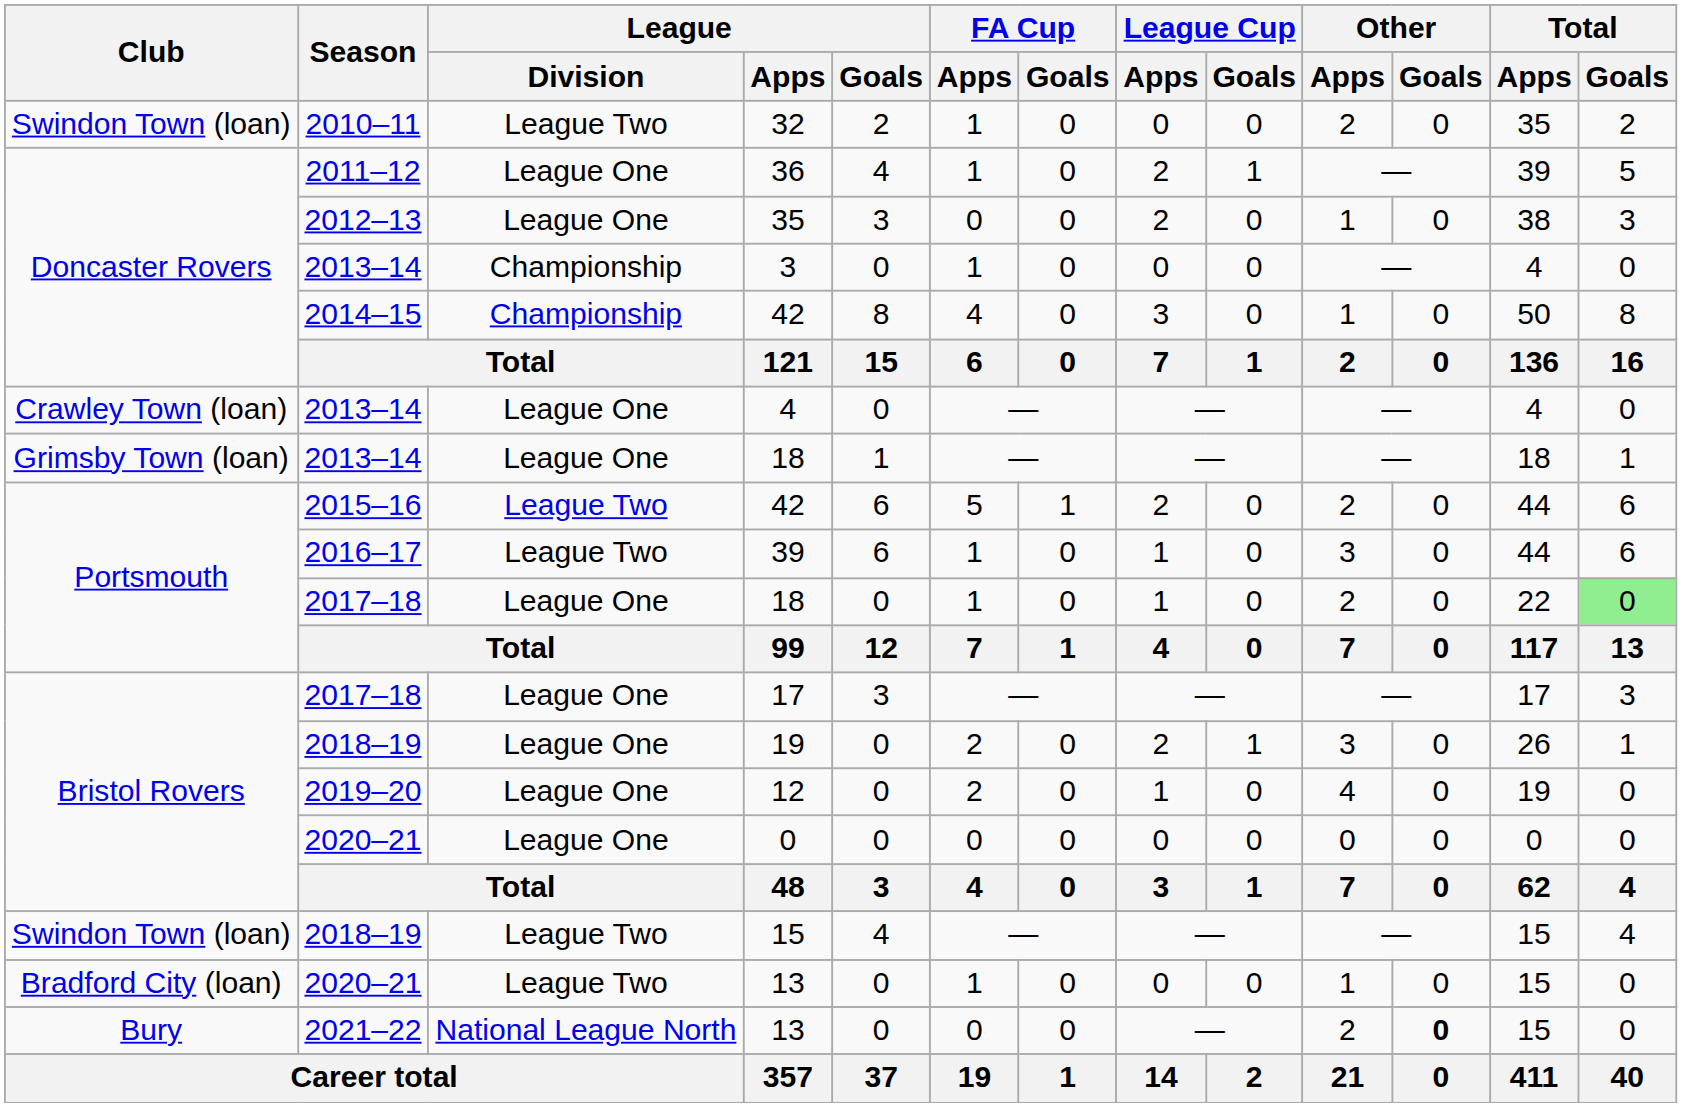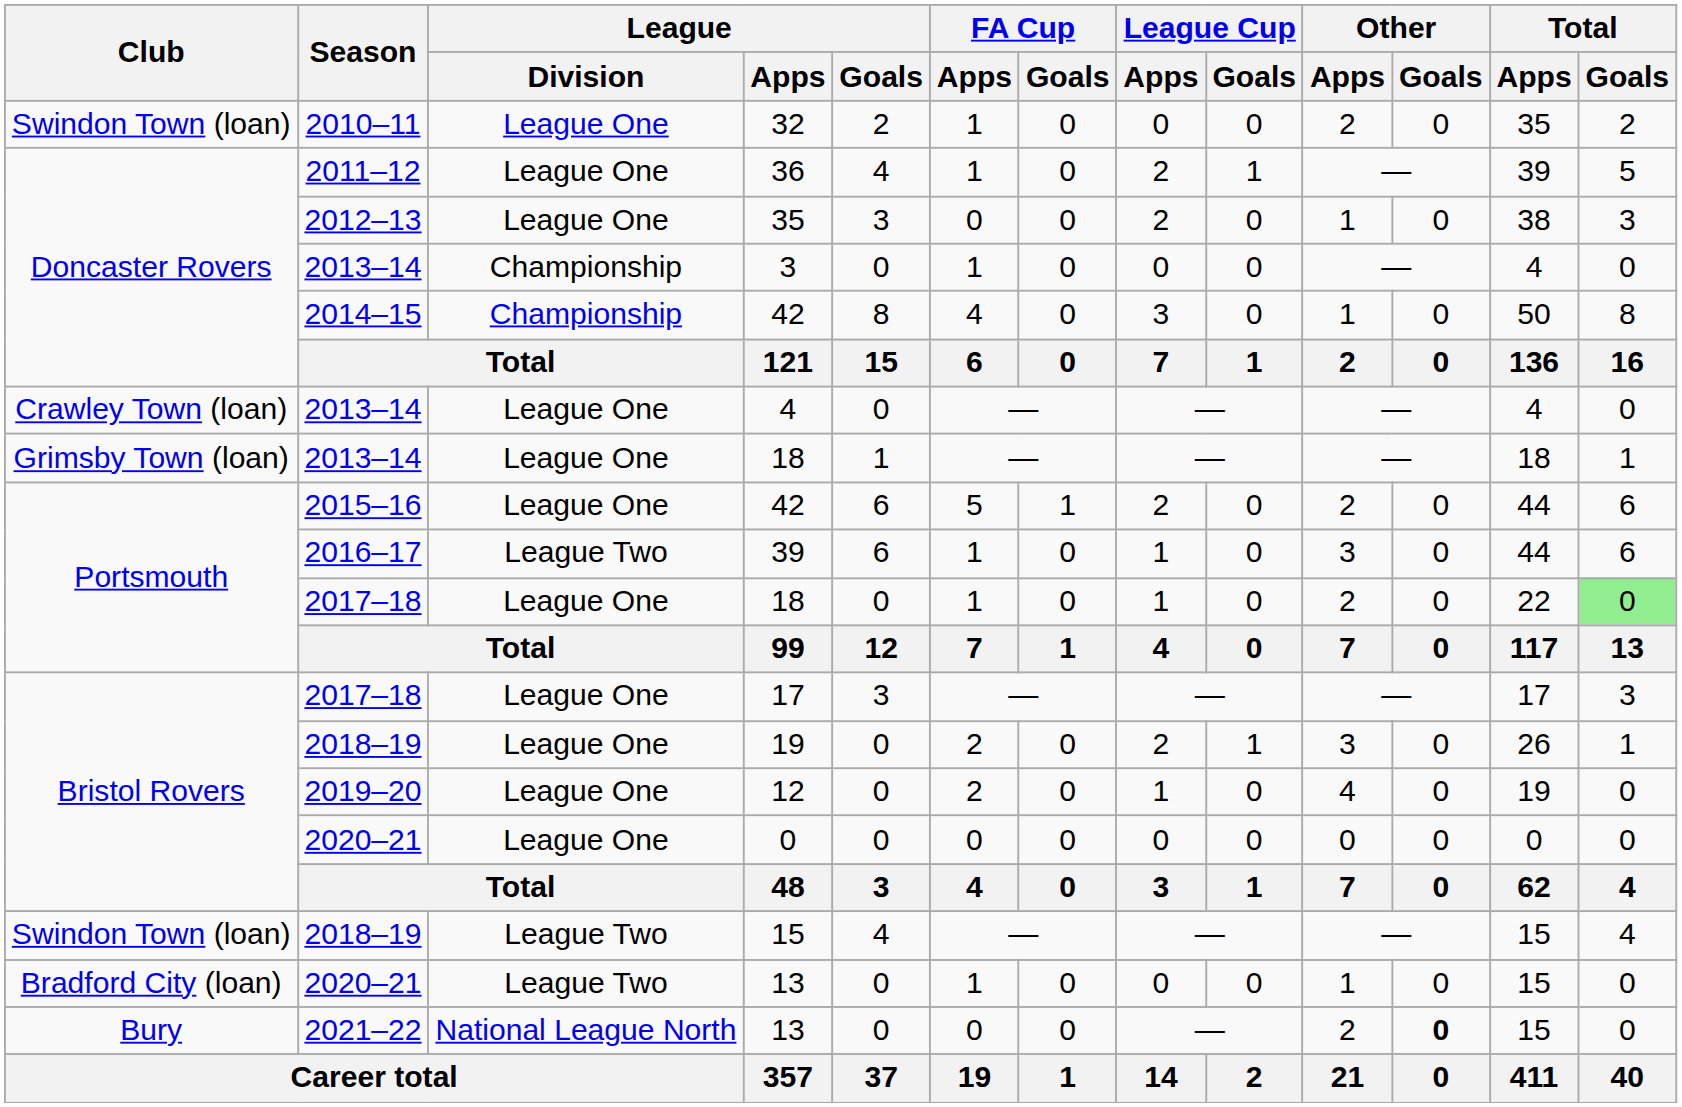(586, 123) League Two -> (586, 123) League One
(586, 505) League Two -> (586, 505) League One
